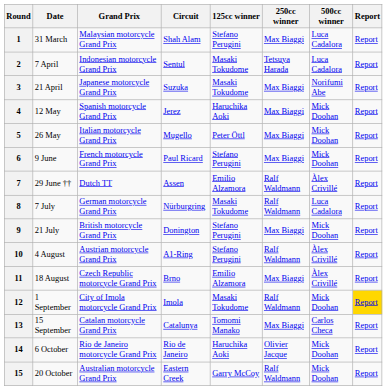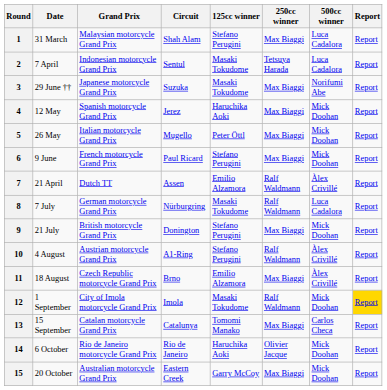(49, 87) 21 April -> (53, 87) 29 June ††
(53, 182) 29 June †† -> (49, 182) 21 April
(282, 373) Ralf Waldmann -> (284, 373) Max Biaggi
